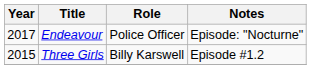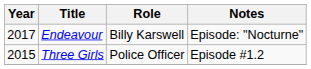(147, 34) Police Officer -> (147, 34) Billy Karswell
(147, 54) Billy Karswell -> (147, 54) Police Officer
